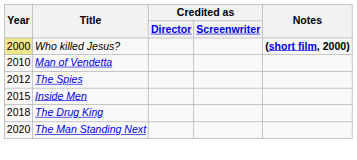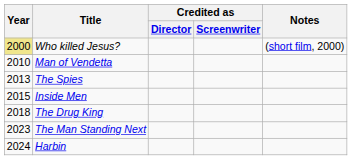(307, 46) bold -> (305, 46) normal
(19, 79) 2012 -> (19, 79) 2013
(19, 130) 2020 -> (19, 130) 2023
+ row: (51, 146)
